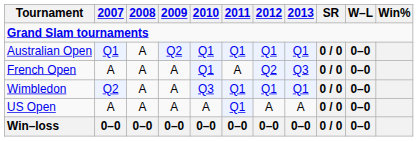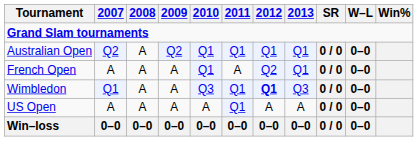(111, 51) Q1 -> (111, 51) Q2
(301, 70) Q3 -> (301, 70) Q1
(111, 88) Q2 -> (111, 88) Q1
(269, 88) normal -> (269, 88) bold
(301, 88) Q1 -> (301, 88) Q3
